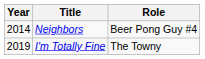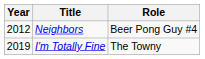(19, 29) 2014 -> (19, 29) 2012
